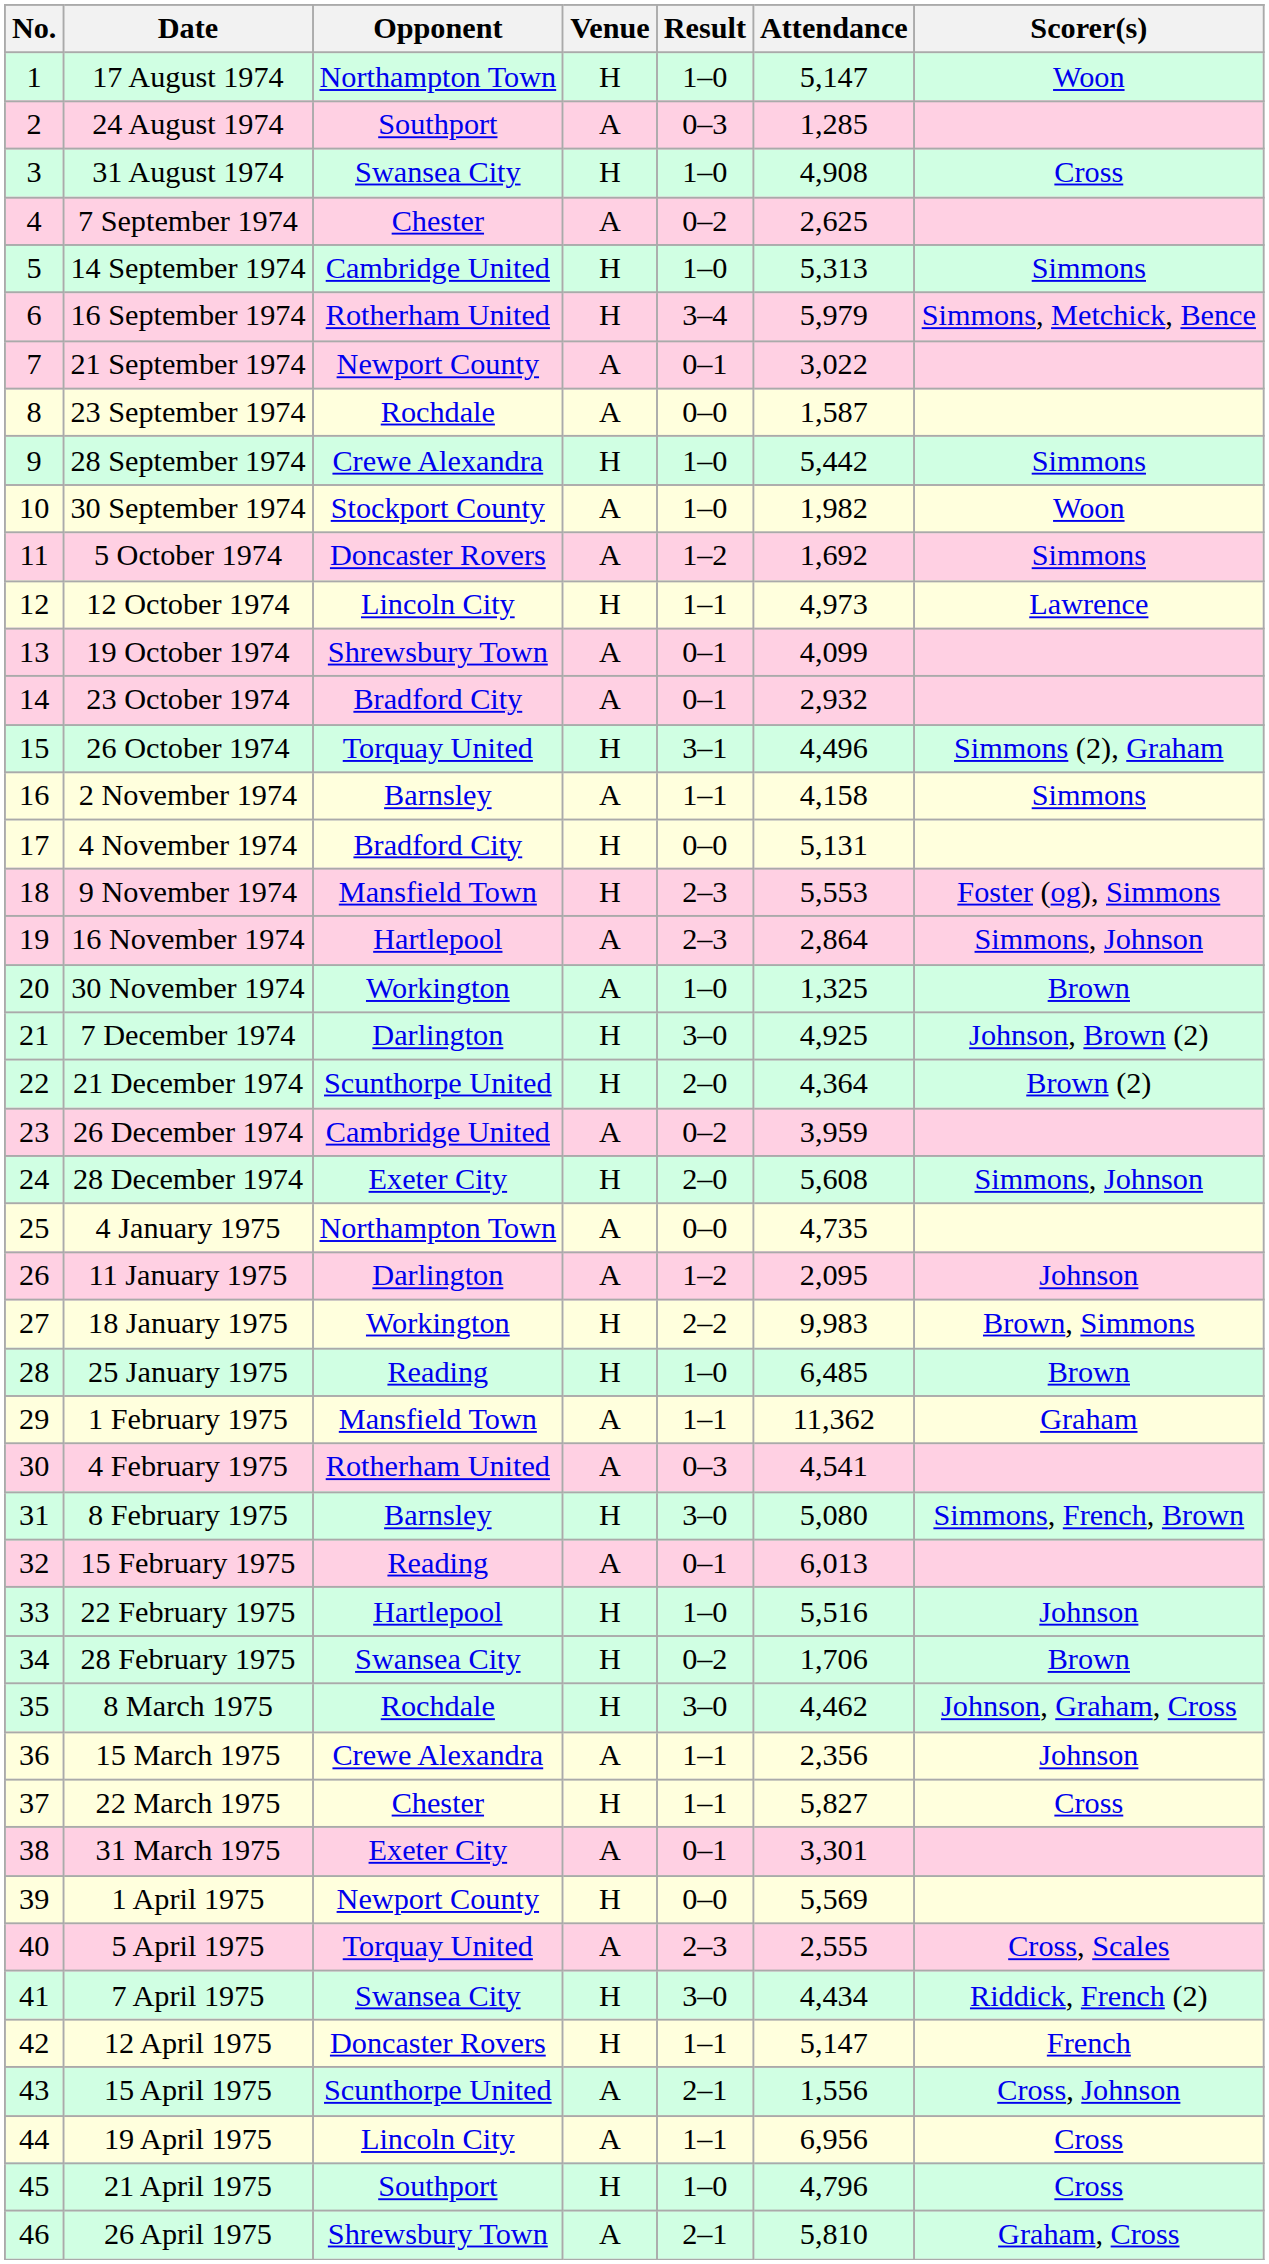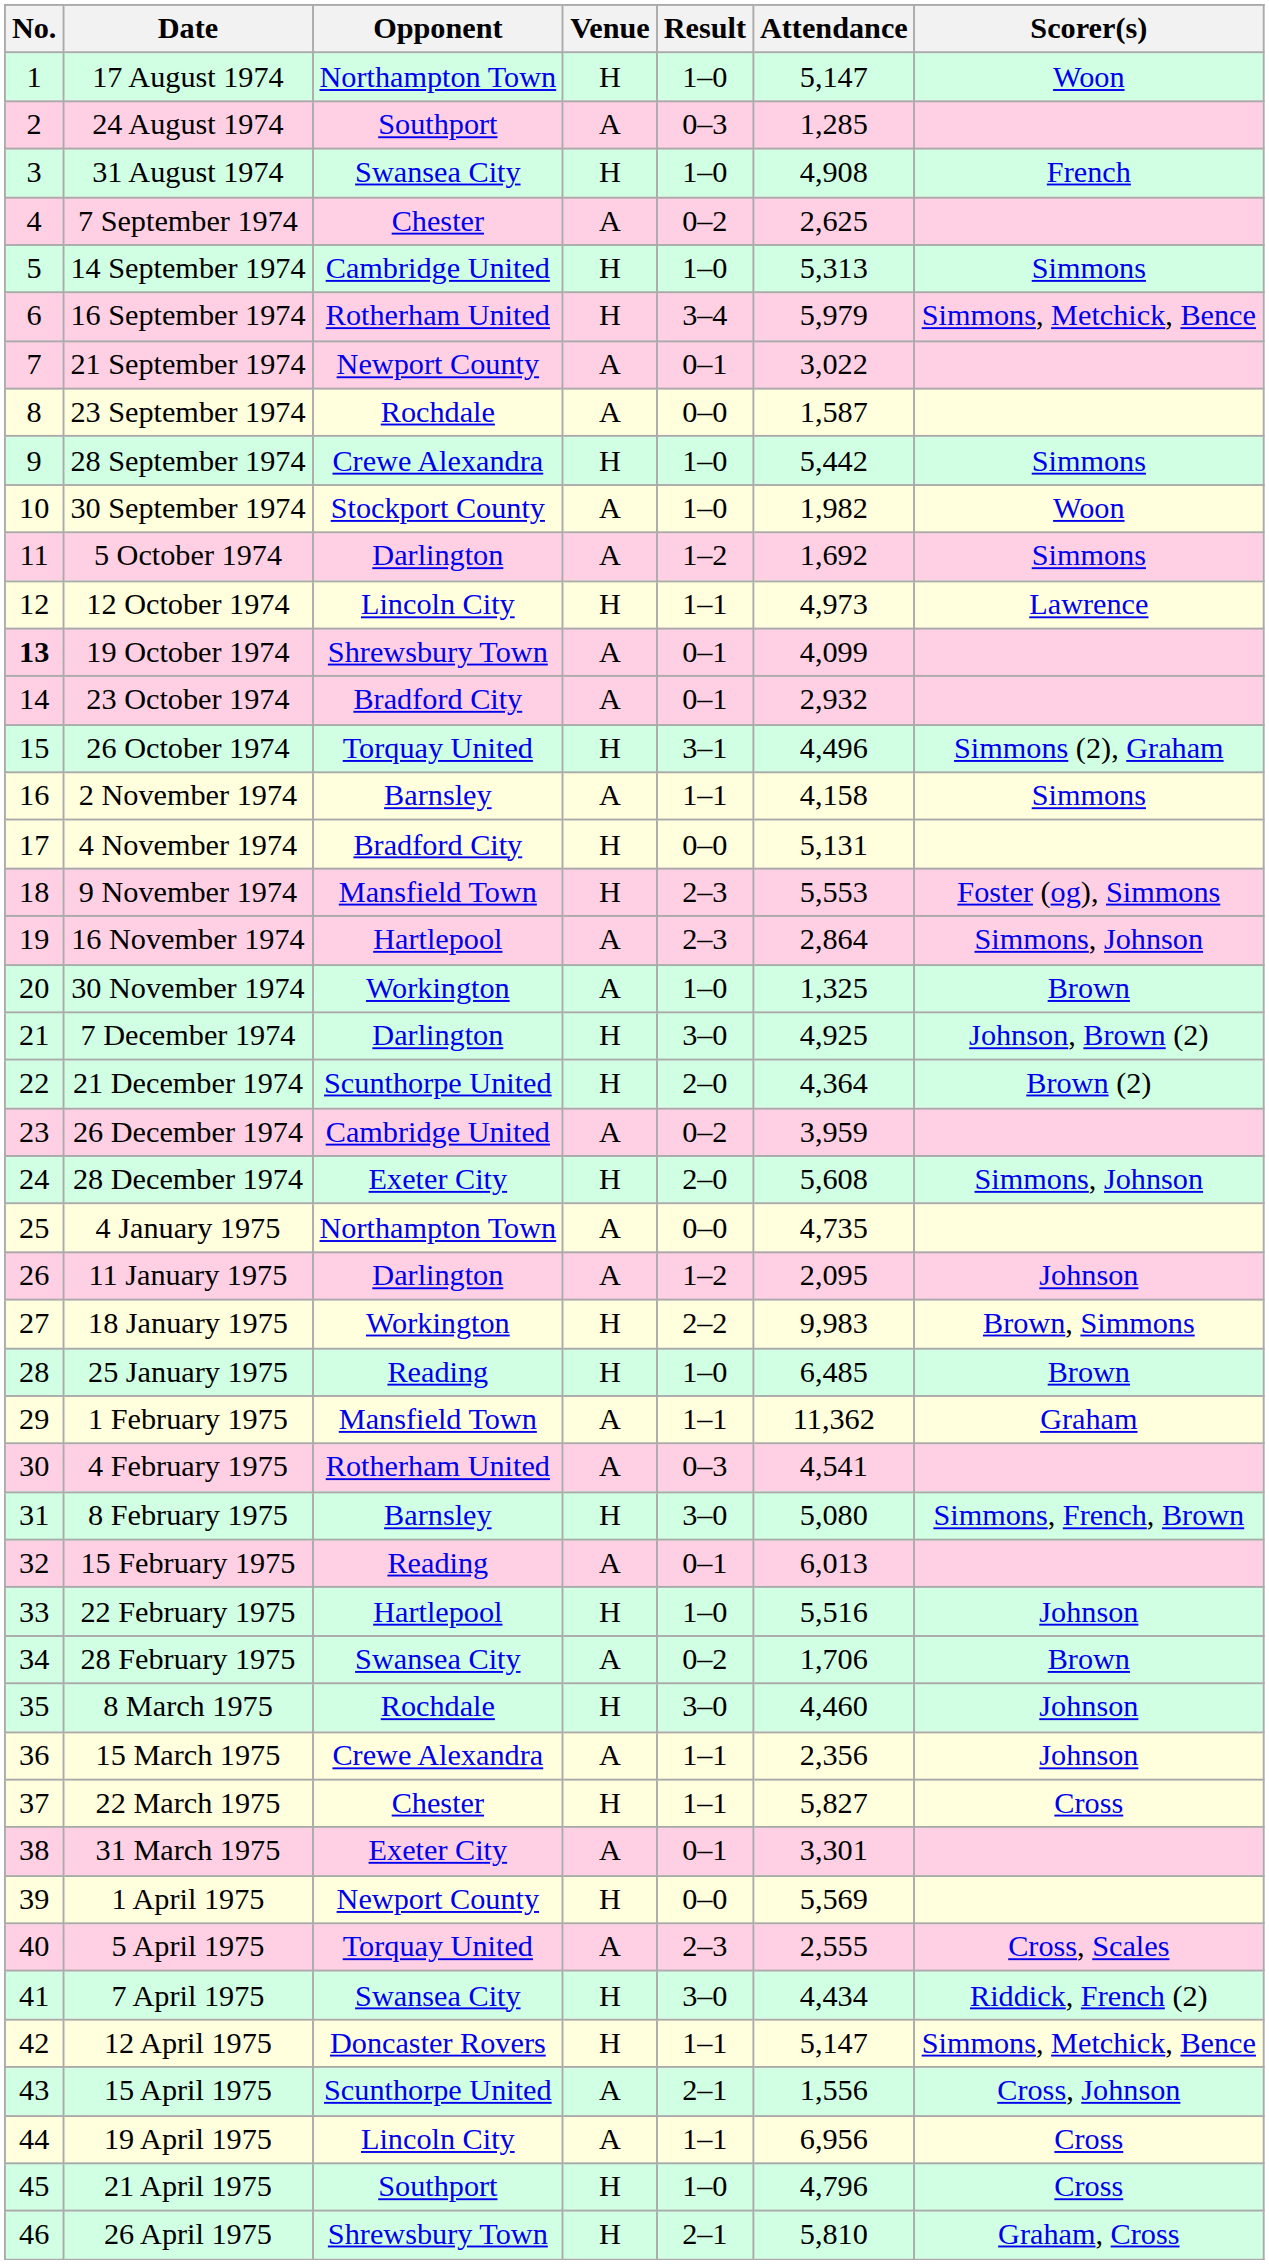(1089, 172) Cross -> (1089, 172) French
(438, 556) Doncaster Rovers -> (438, 556) Darlington
(34, 651) normal -> (34, 651) bold
(610, 1659) H -> (610, 1659) A
(834, 1707) 4,462 -> (834, 1707) 4,460
(1089, 1707) Johnson, Graham, Cross -> (1089, 1707) Johnson
(1089, 2042) French -> (1089, 2042) Simmons, Metchick, Bence
(610, 2234) A -> (610, 2234) H
